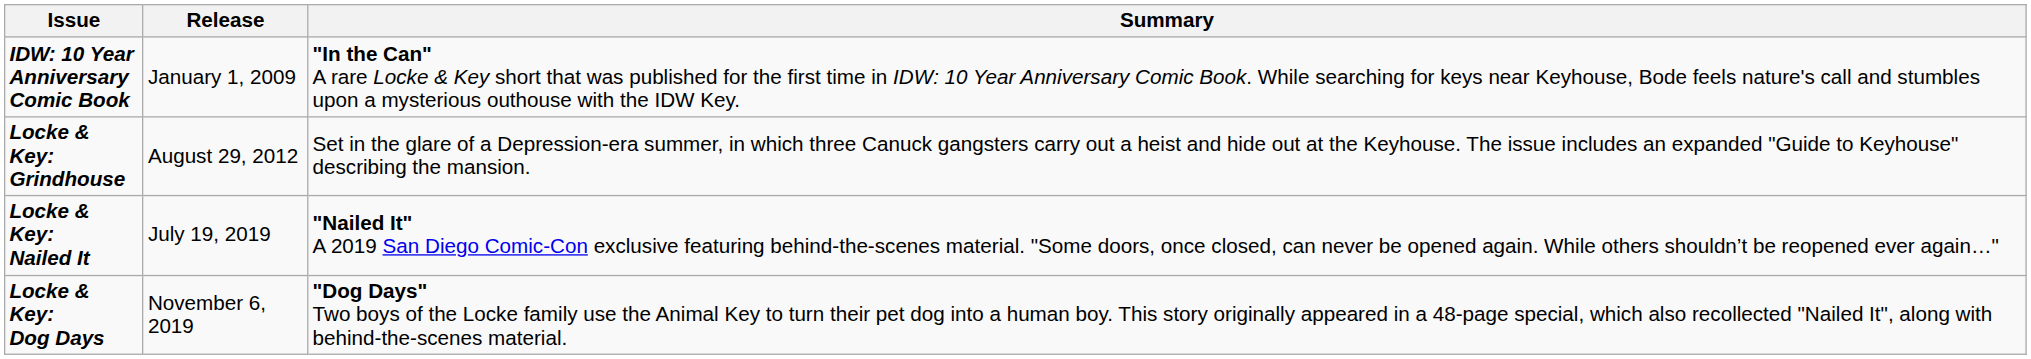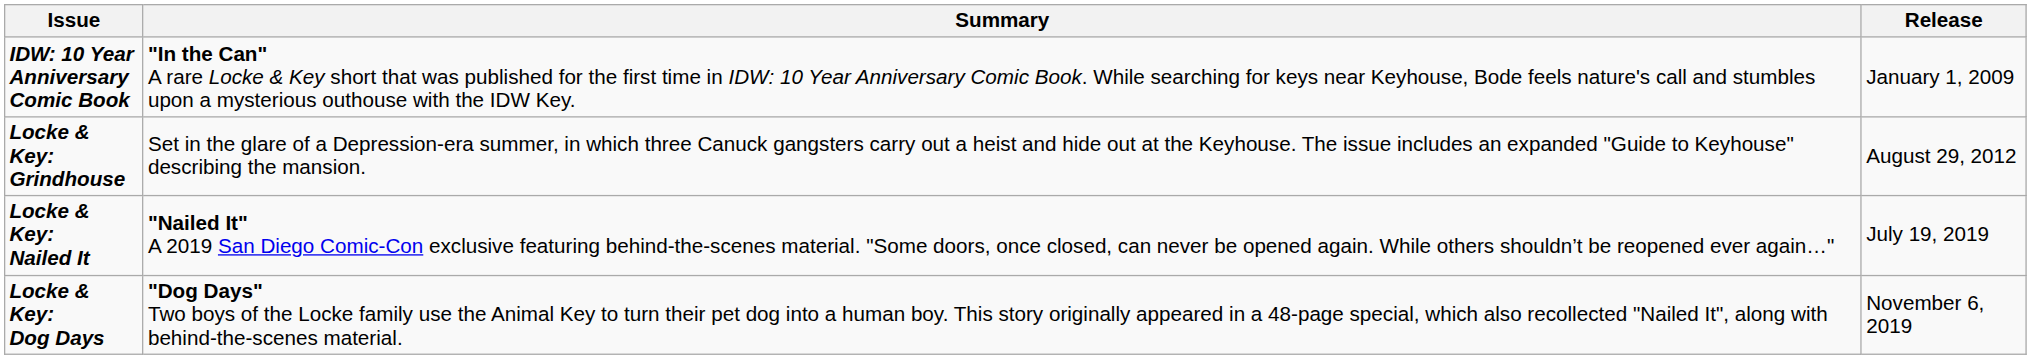columns swapped: (225, 20) <-> (1167, 20)
